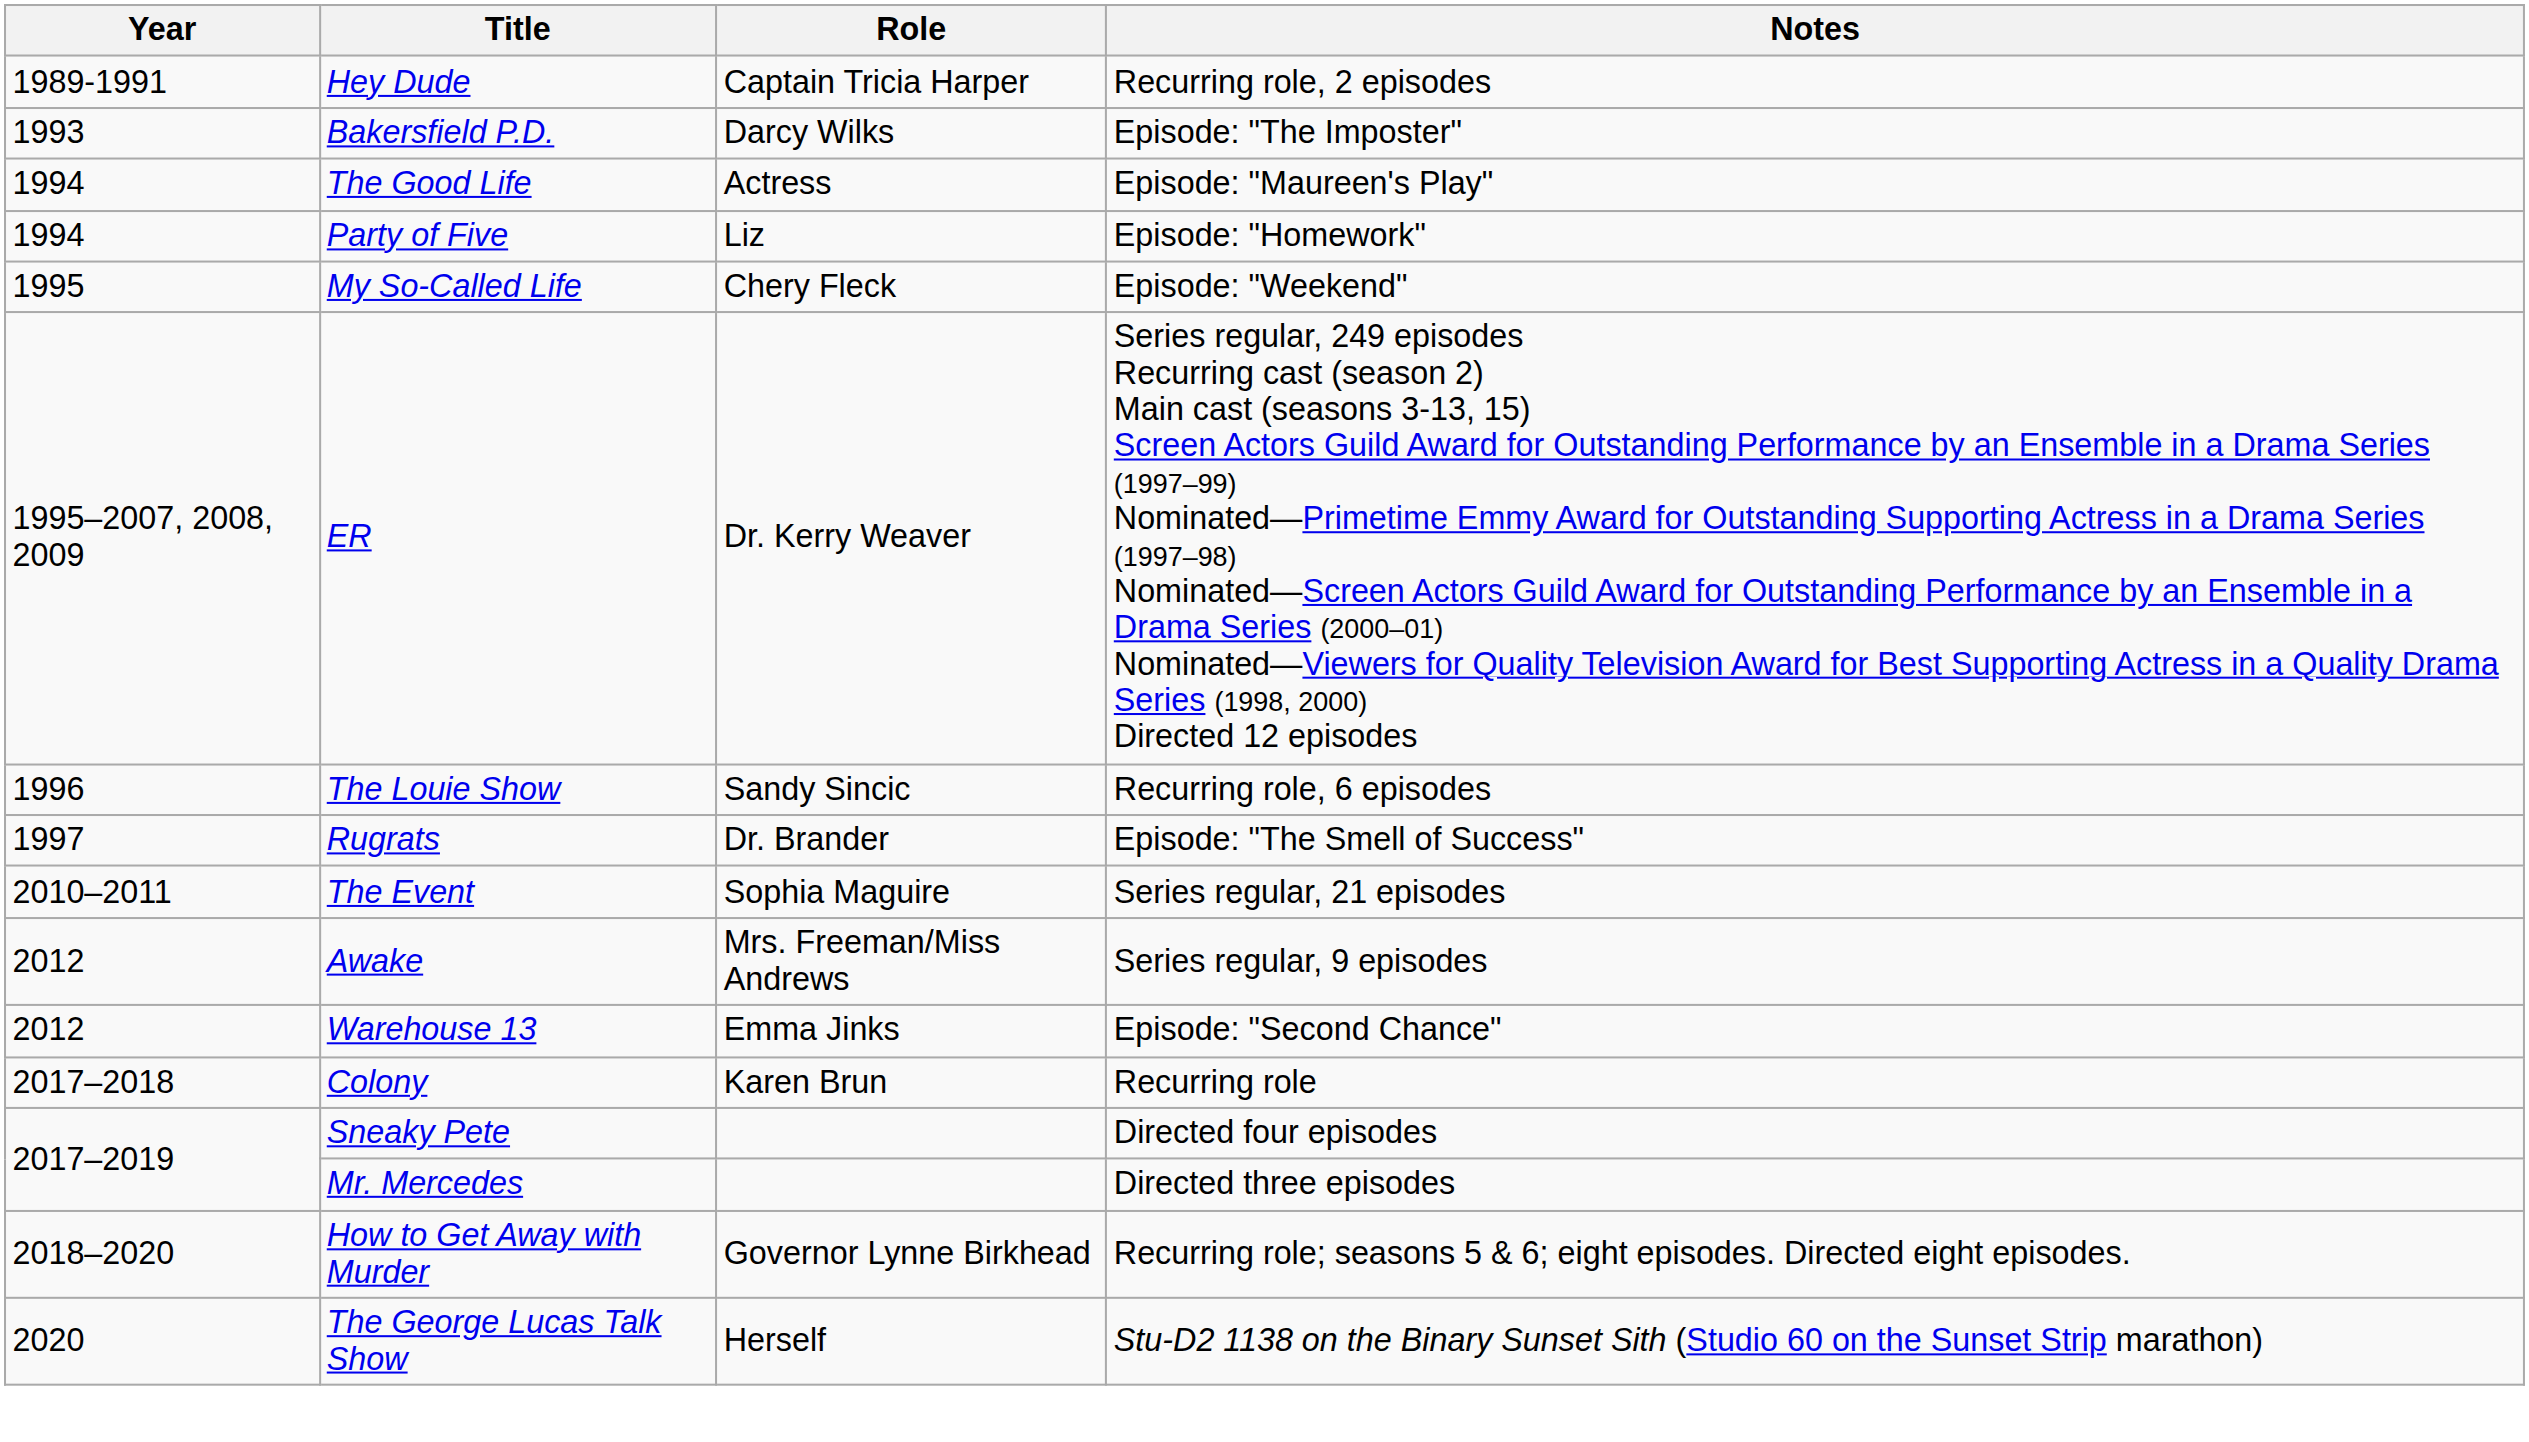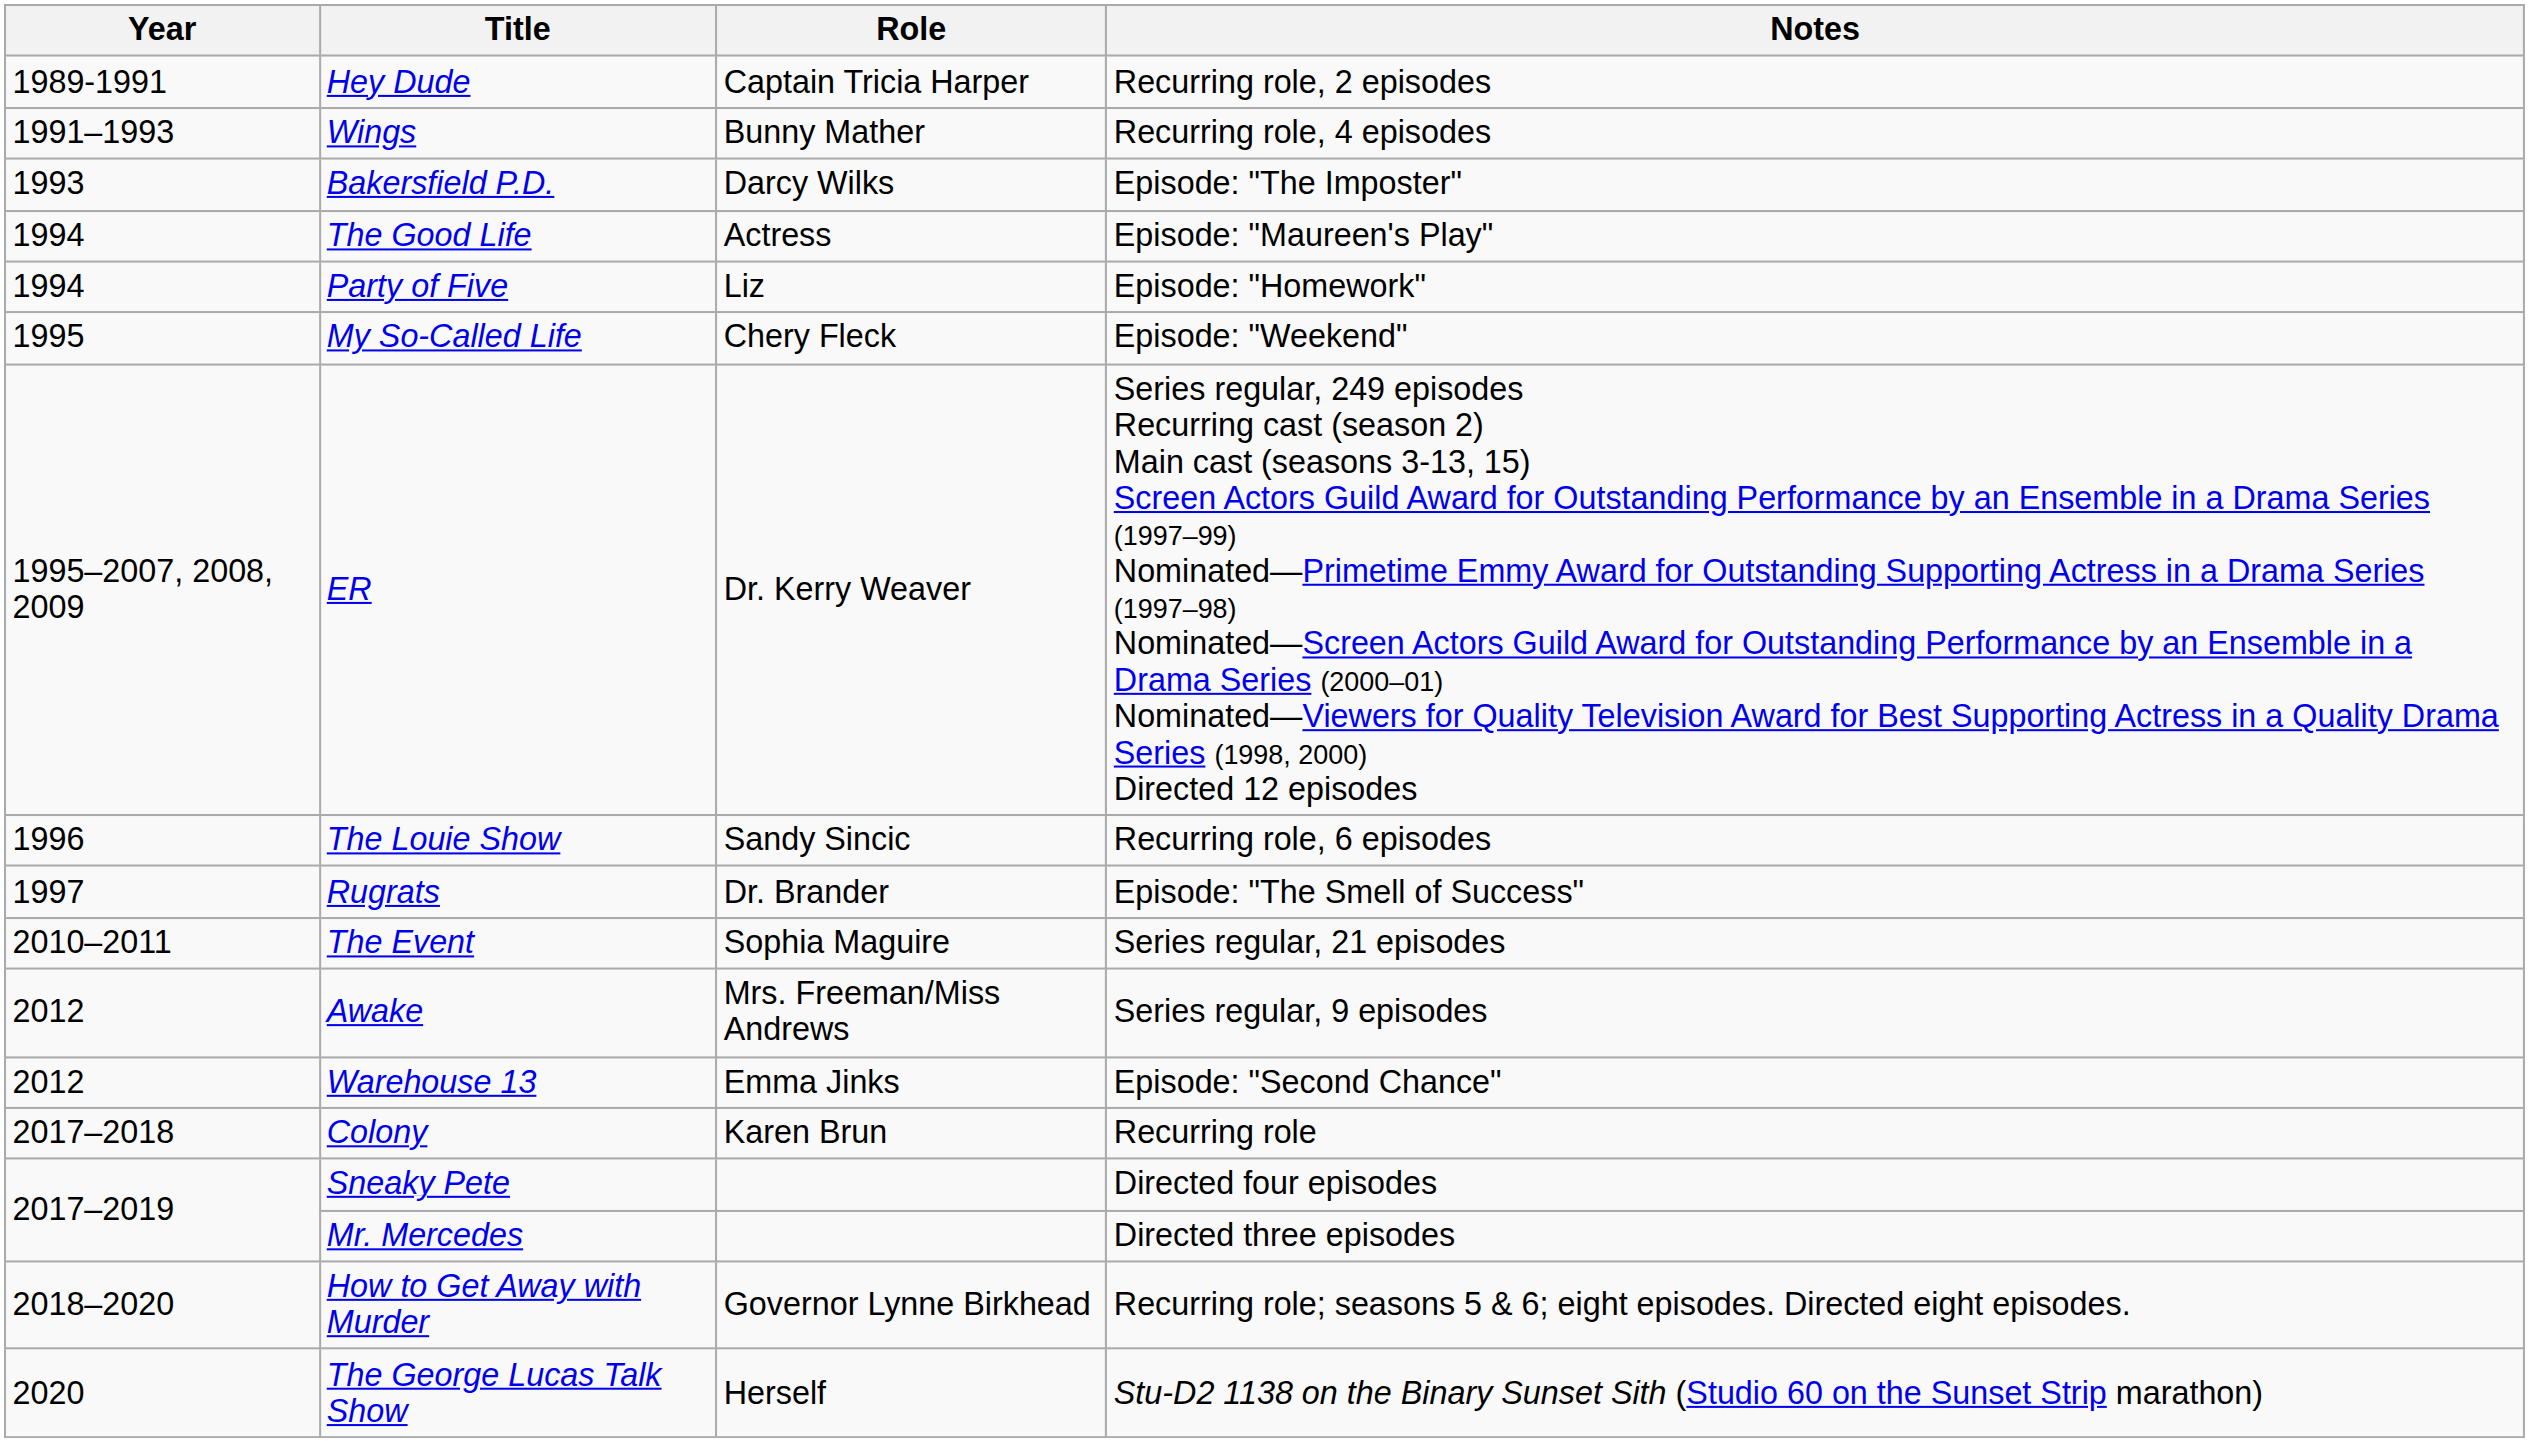+ row: (372, 132)
